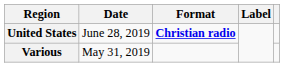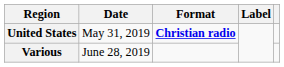(116, 33) June 28, 2019 -> (116, 33) May 31, 2019
(116, 52) May 31, 2019 -> (116, 52) June 28, 2019
